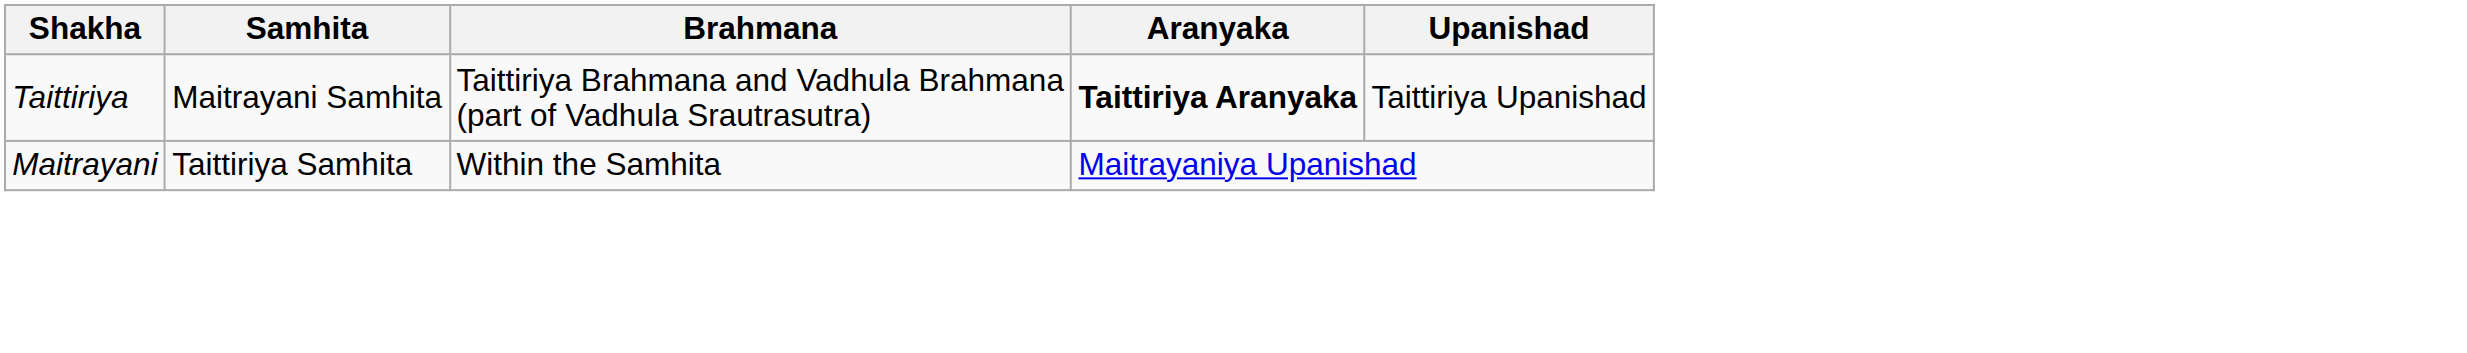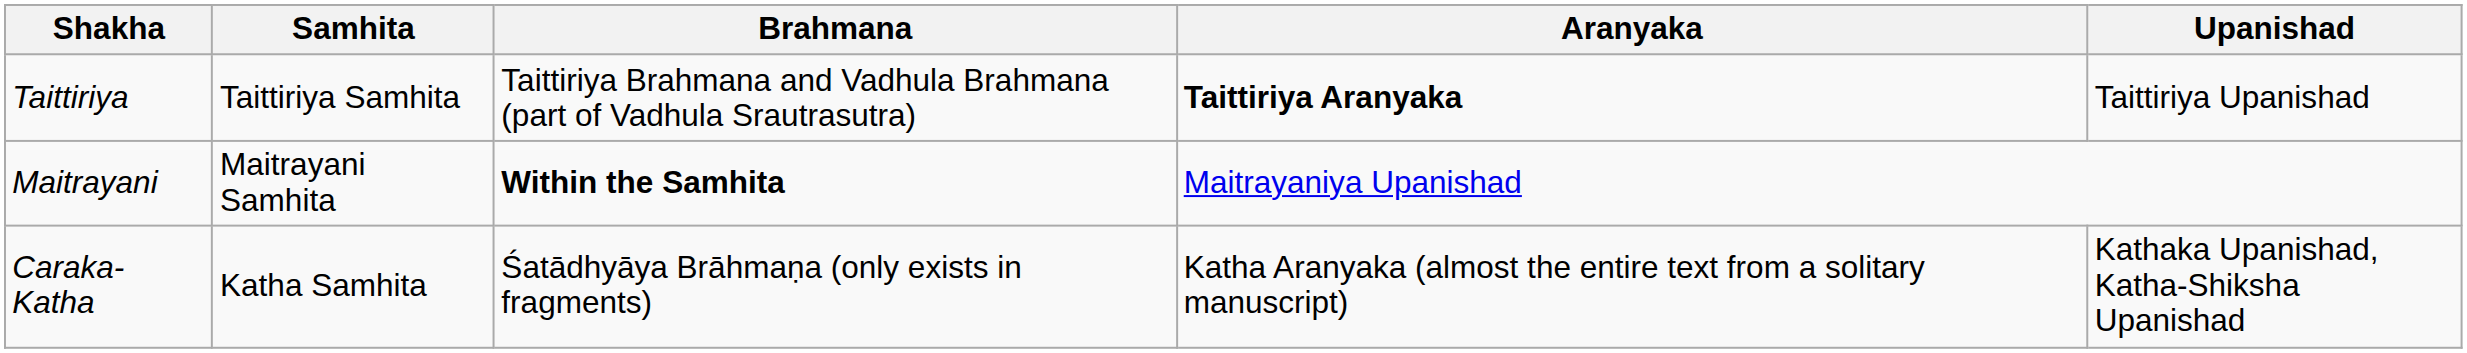(307, 97) Maitrayani Samhita -> (340, 97) Taittiriya Samhita
(292, 164) Taittiriya Samhita -> (293, 182) Maitrayani Samhita
(589, 164) normal -> (643, 182) bold
+ row: (68, 285)
